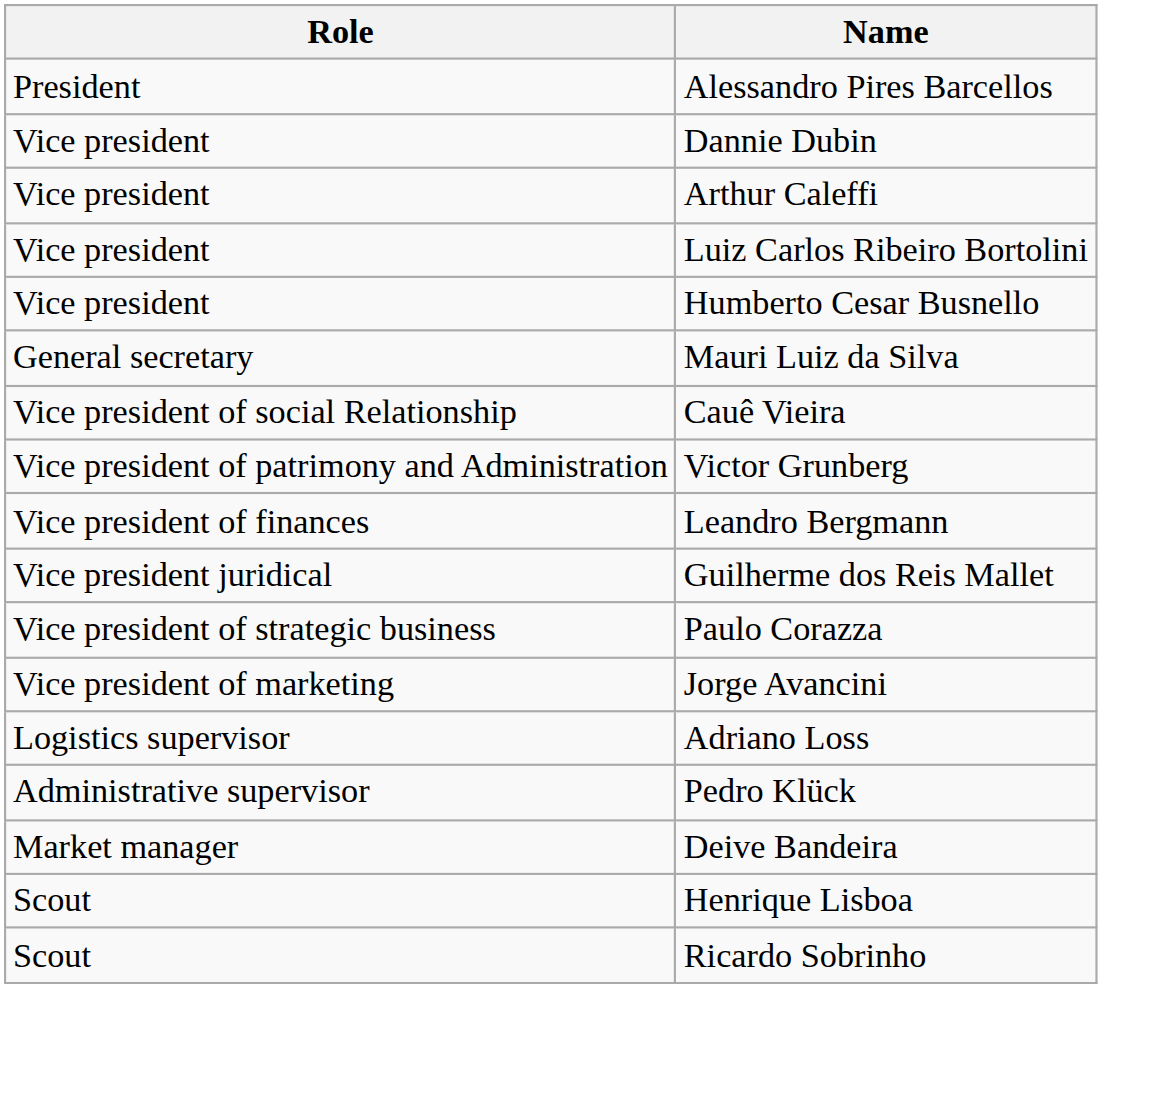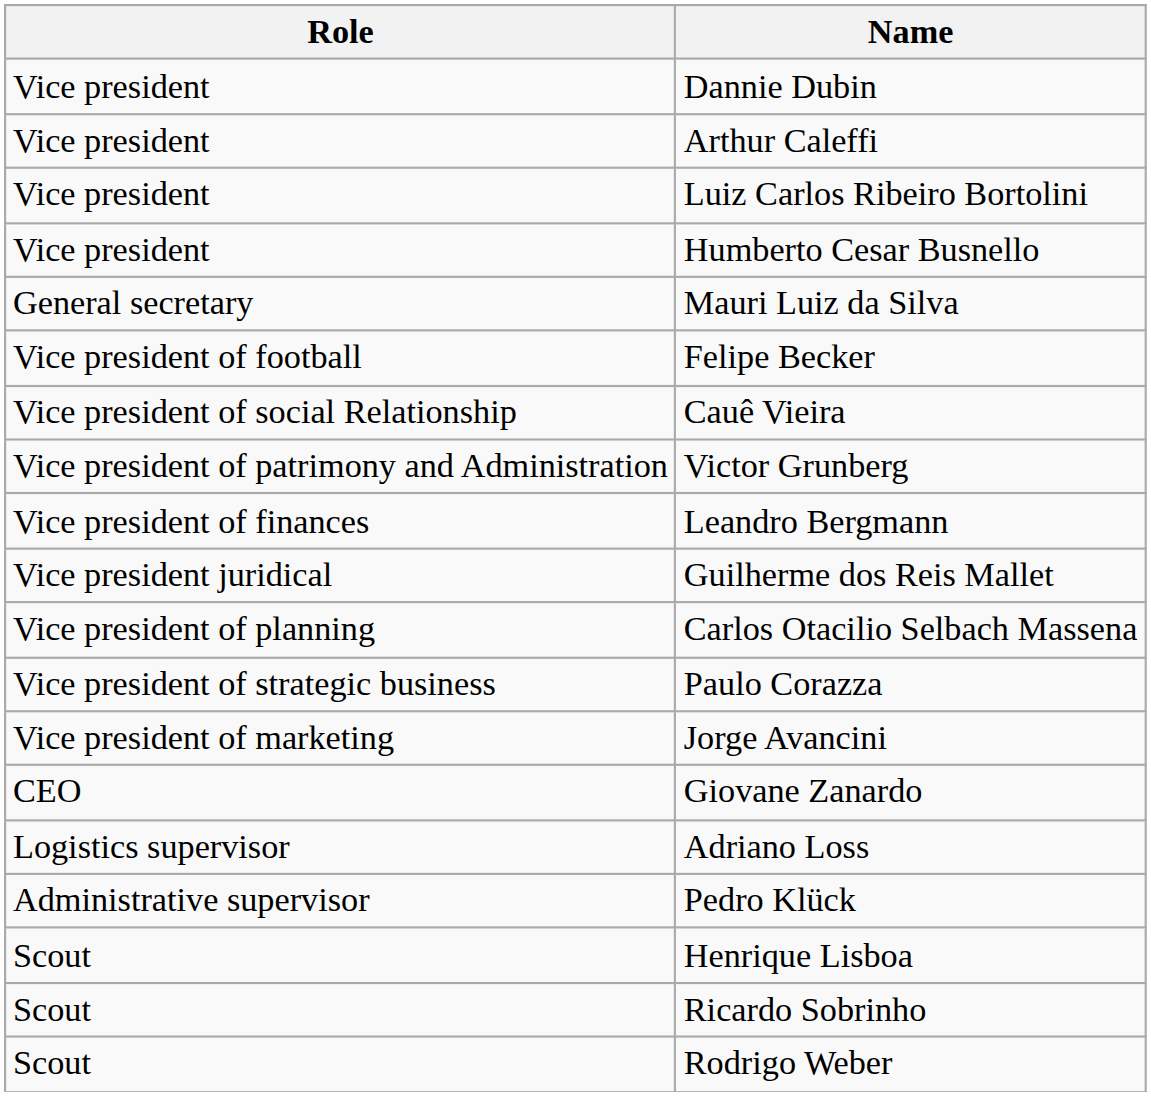- row: (868, 85)
+ row: (779, 357)
+ row: (911, 628)
+ row: (803, 791)
- row: (791, 846)
+ row: (788, 1063)
